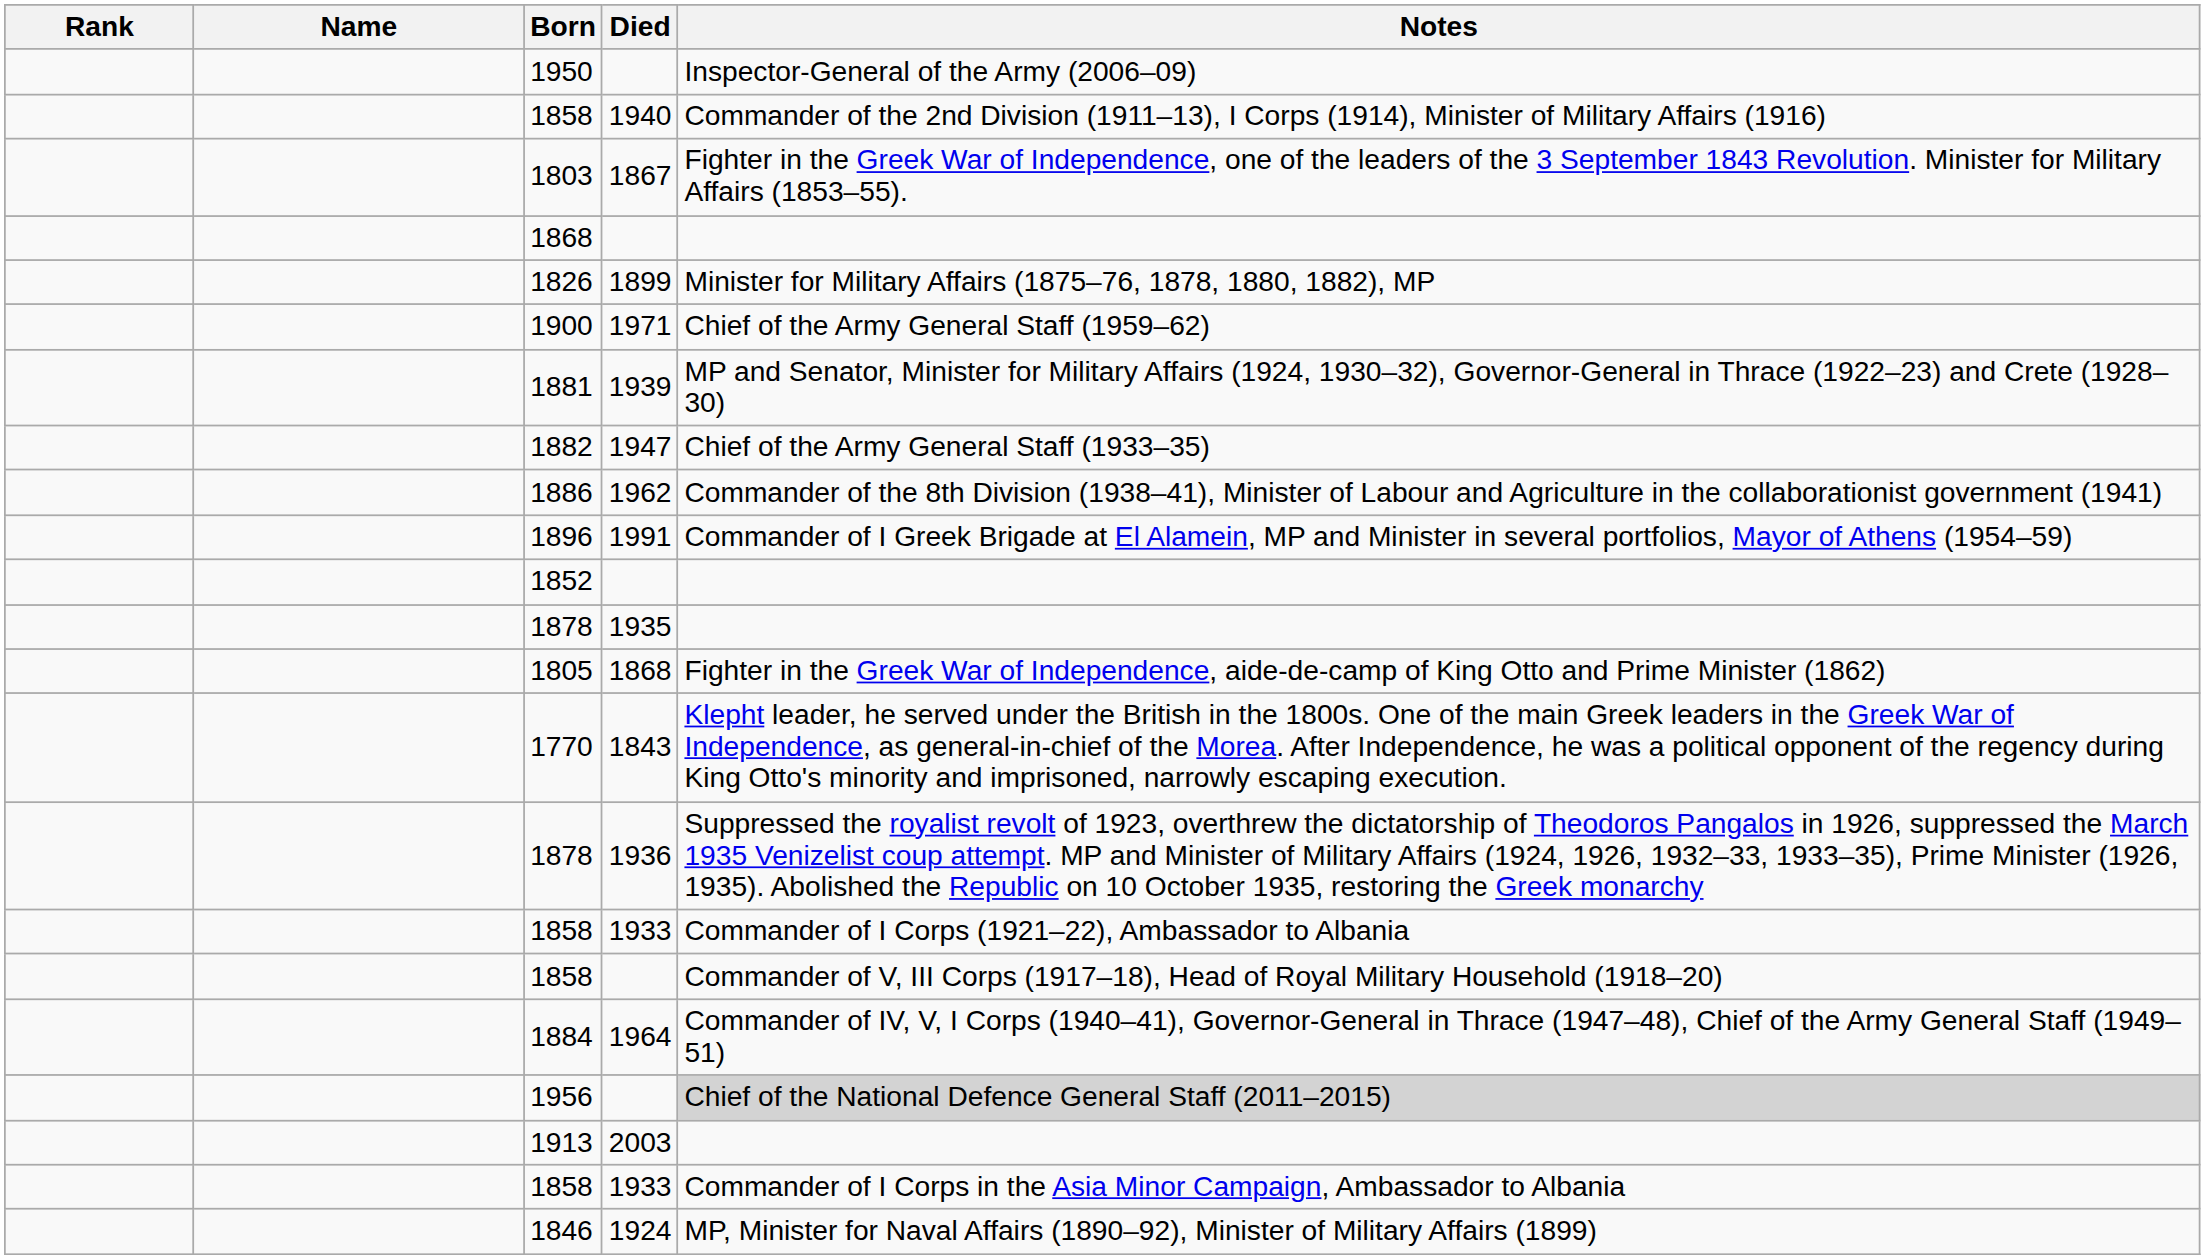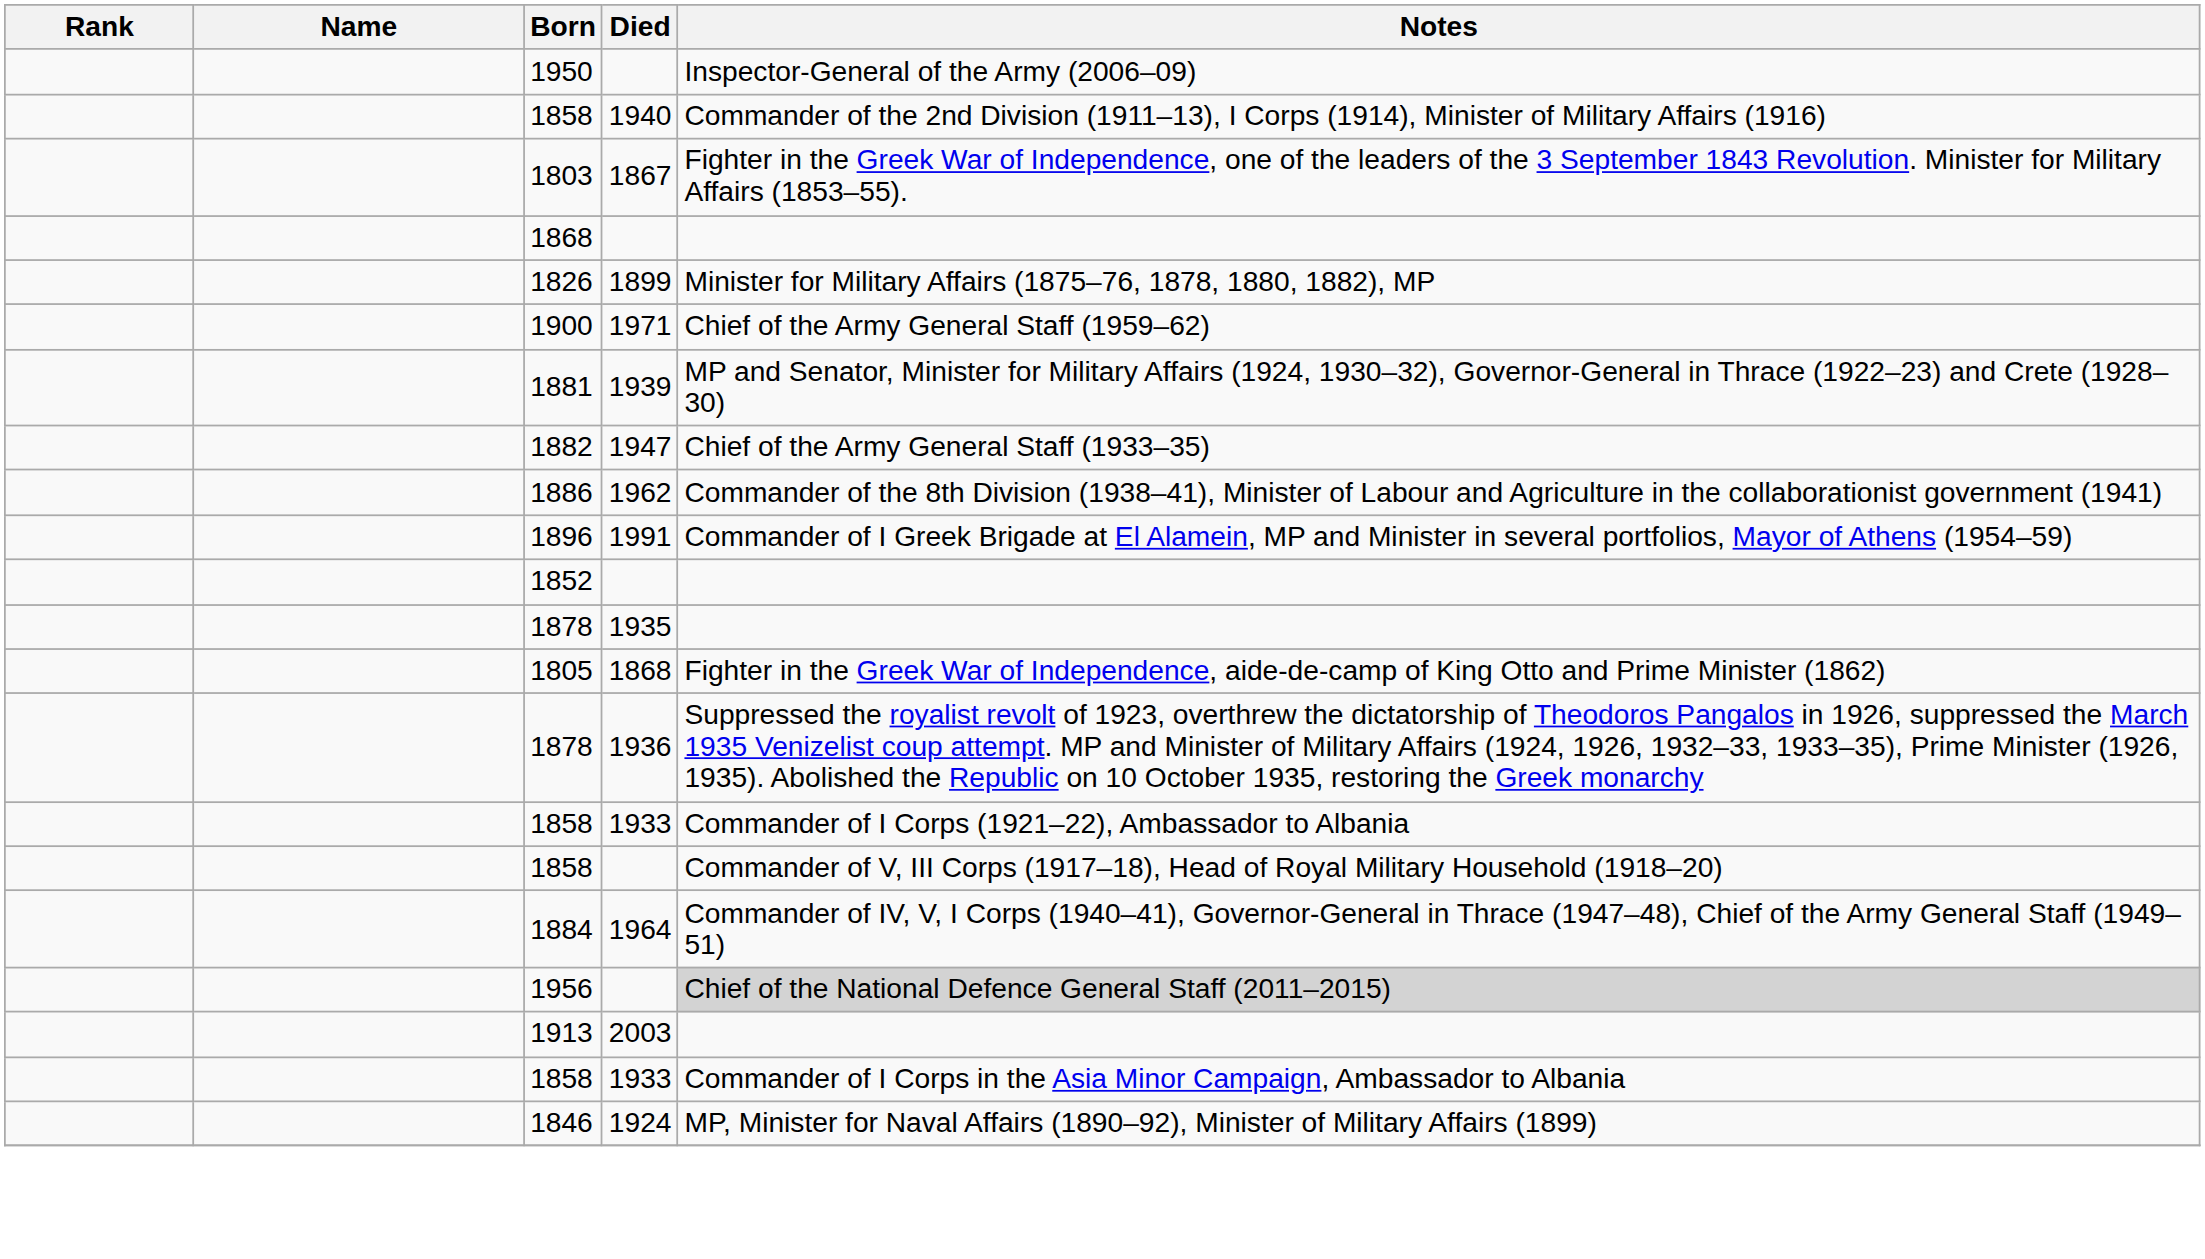- row: (561, 747)
